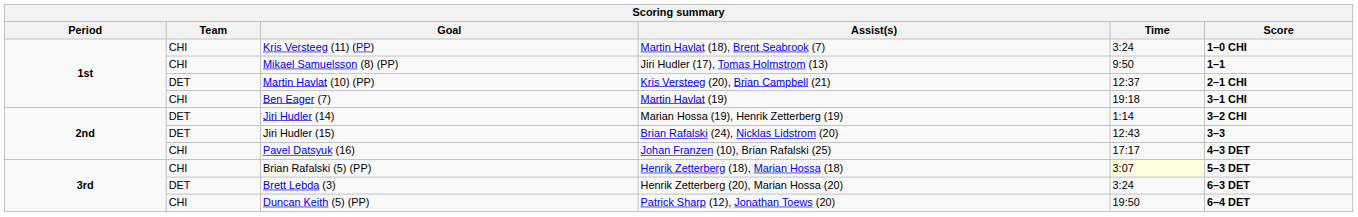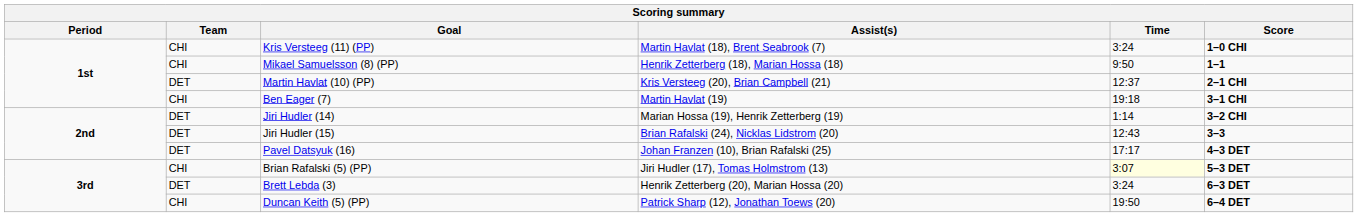(734, 64) Jiri Hudler (17), Tomas Holmstrom (13) -> (742, 64) Henrik Zetterberg (18), Marian Hossa (18)
(178, 151) CHI -> (180, 151) DET
(742, 168) Henrik Zetterberg (18), Marian Hossa (18) -> (734, 168) Jiri Hudler (17), Tomas Holmstrom (13)
